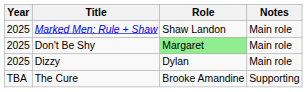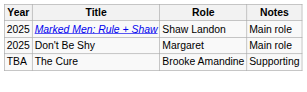(183, 45) lightgreen background -> (183, 45) no background
- row: (47, 62)
